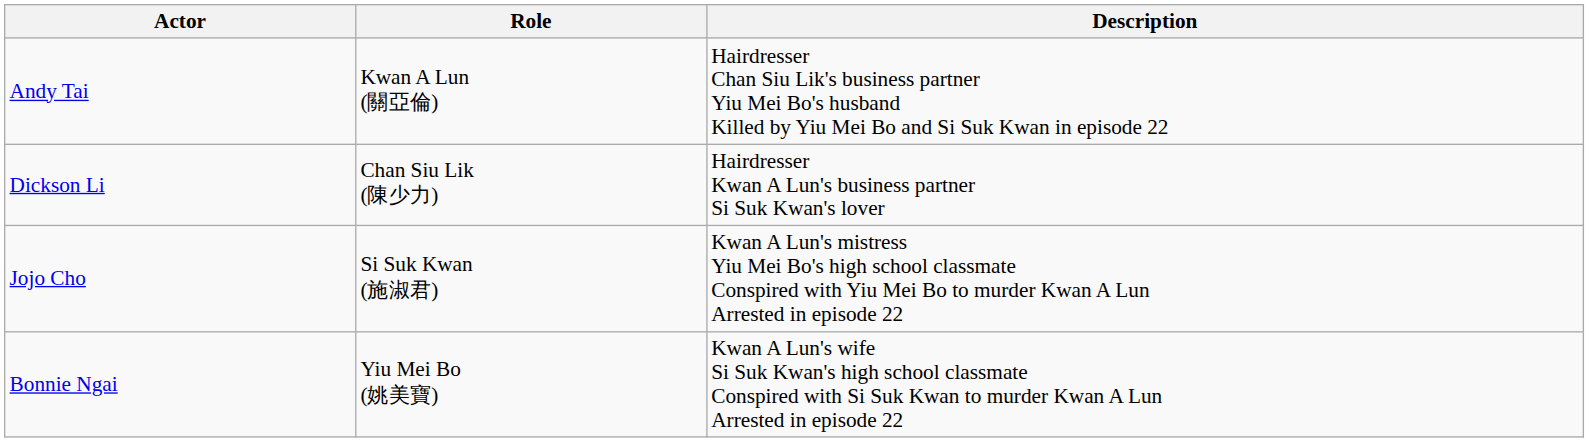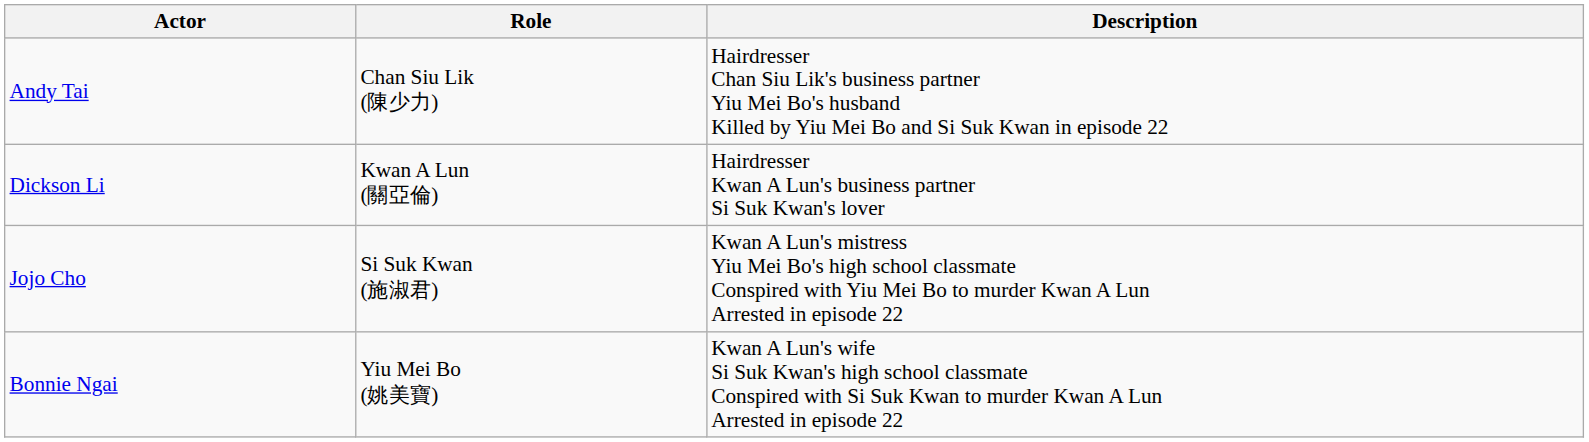(415, 89) Kwan A Lun (關亞倫) -> (417, 89) Chan Siu Lik (陳少力)
(417, 183) Chan Siu Lik (陳少力) -> (415, 183) Kwan A Lun (關亞倫)
